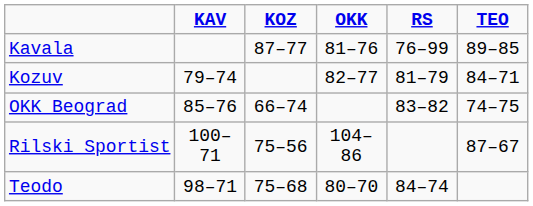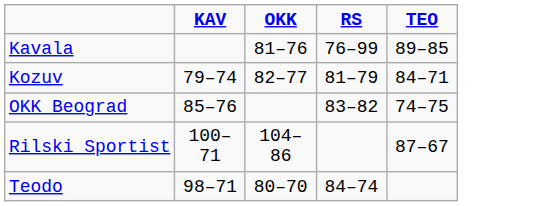- column: (281, 19)
